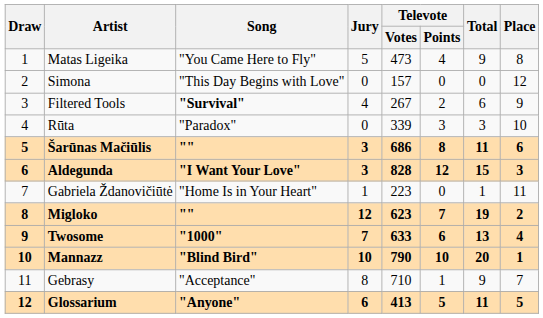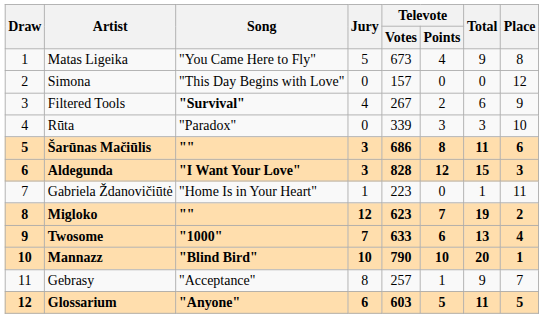(401, 59) 473 -> (401, 59) 673
(401, 280) 710 -> (401, 280) 257
(401, 302) 413 -> (401, 302) 603
